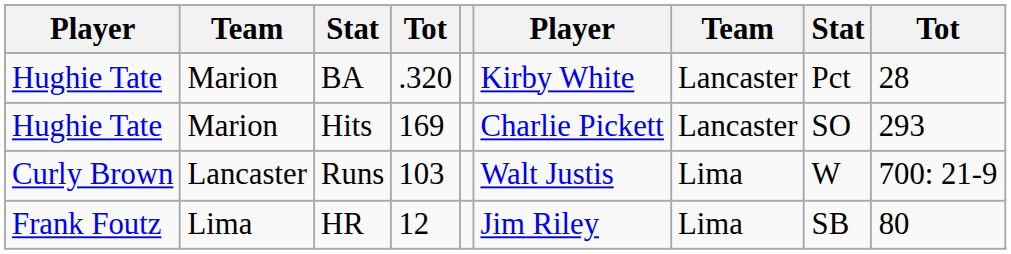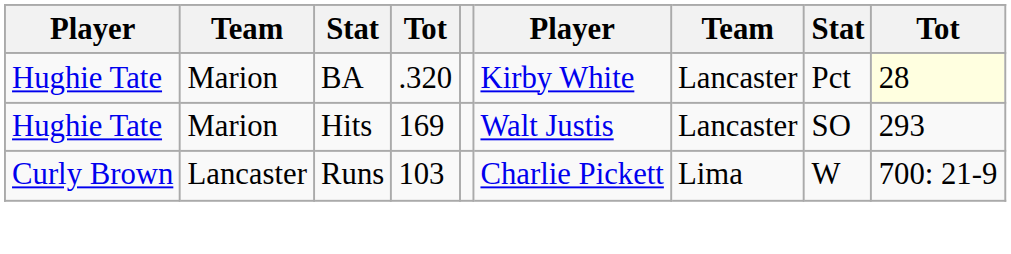(894, 77) no background -> (894, 77) lightyellow background
(572, 126) Charlie Pickett -> (547, 126) Walt Justis
(547, 175) Walt Justis -> (572, 175) Charlie Pickett
- row: (342, 223)
